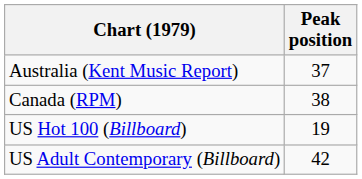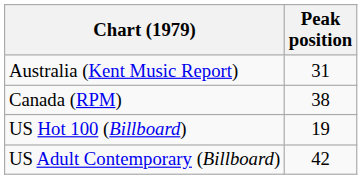(321, 70) 37 -> (321, 70) 31
